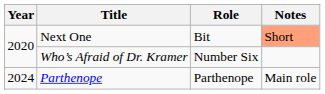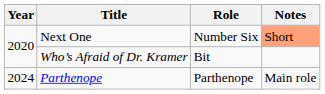(202, 36) Bit -> (226, 36) Number Six
(226, 57) Number Six -> (202, 57) Bit
